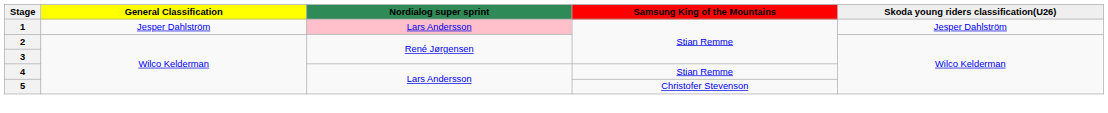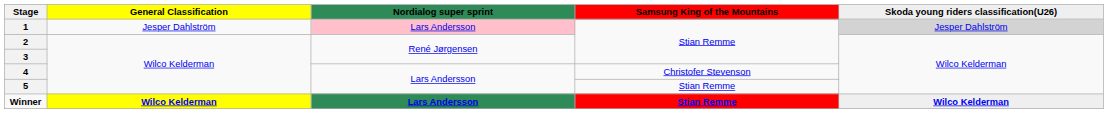(970, 27) no background -> (971, 27) lightgrey background
(705, 72) Stian Remme -> (707, 72) Christofer Stevenson
(705, 87) Christofer Stevenson -> (707, 87) Stian Remme
+ row: (26, 102)
